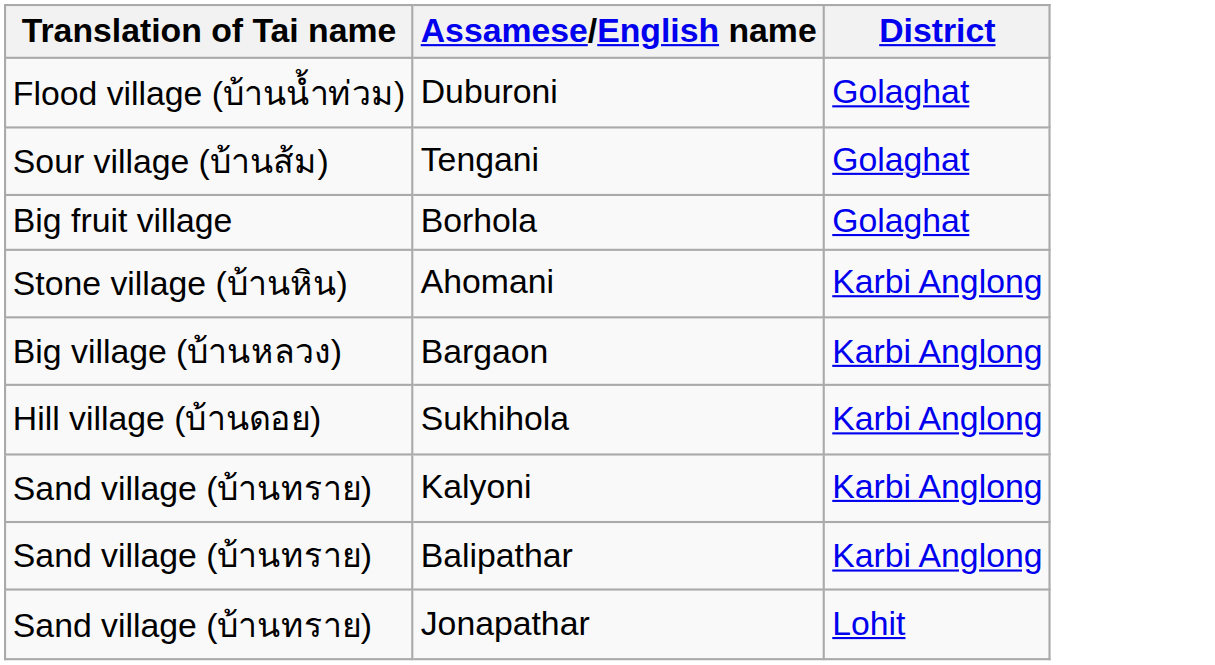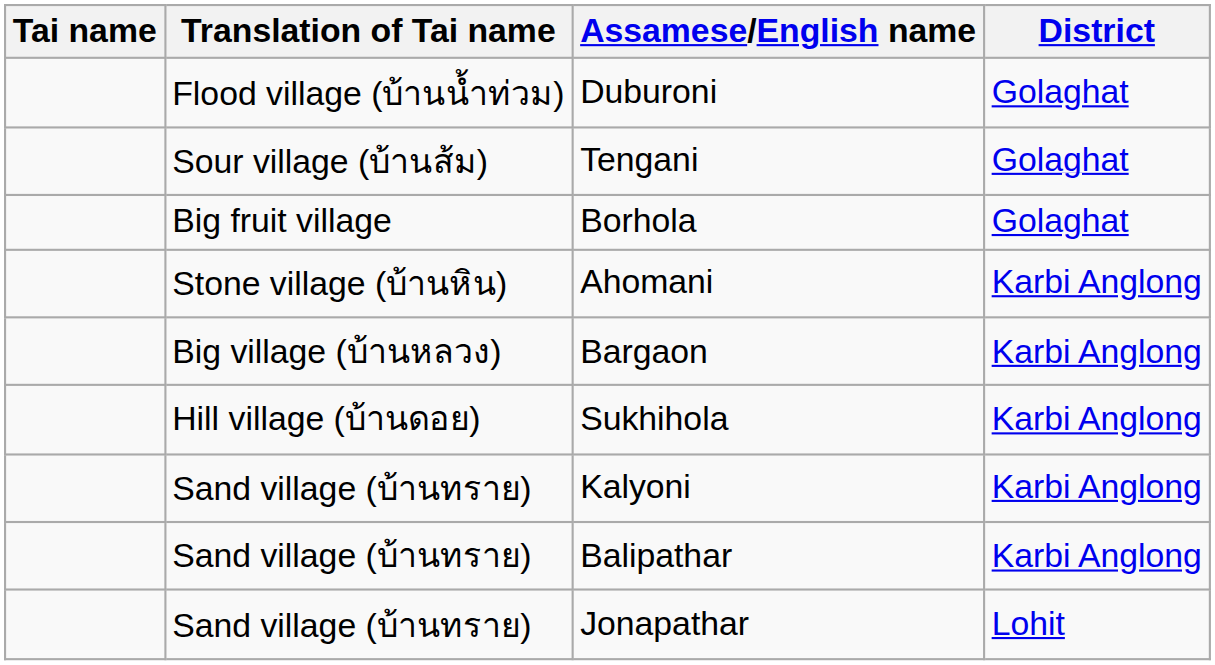+ column: (85, 31)
